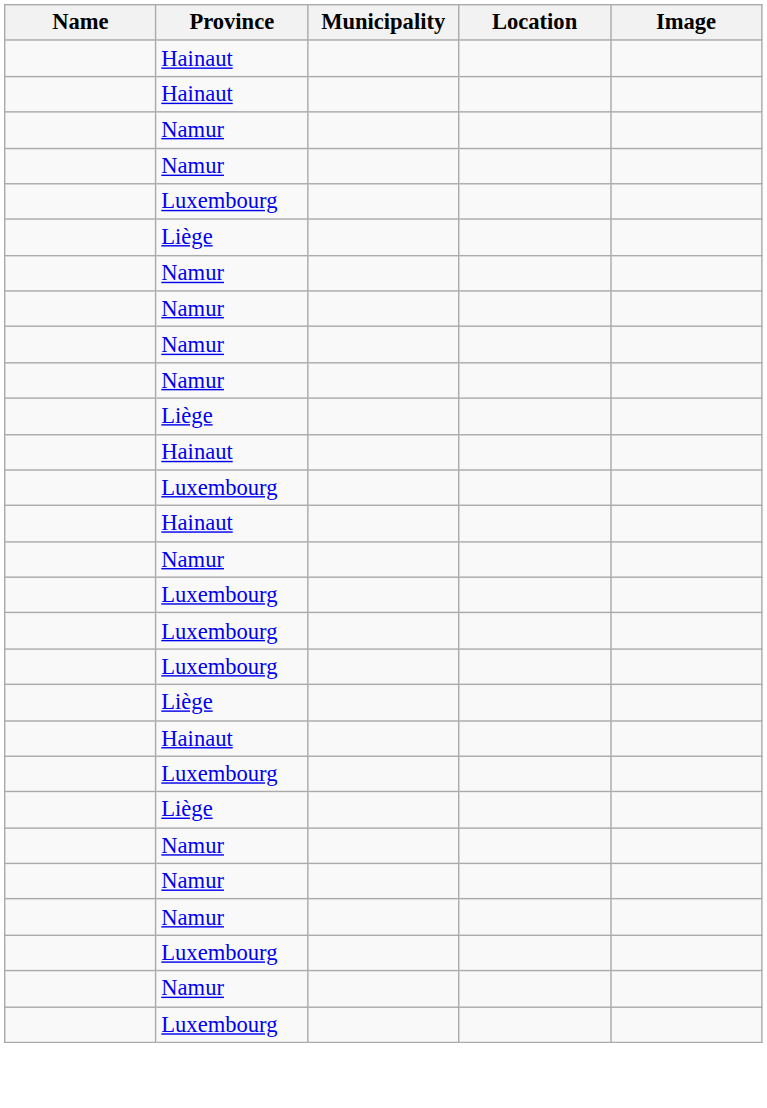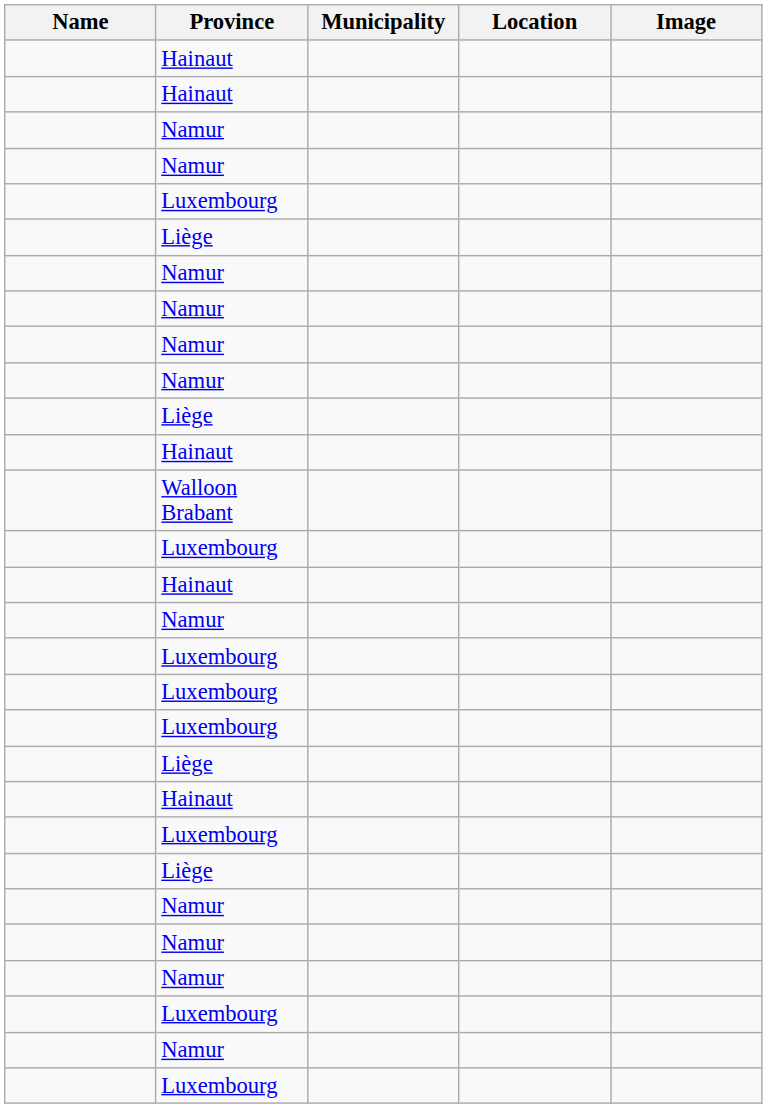+ row: (80, 500)
